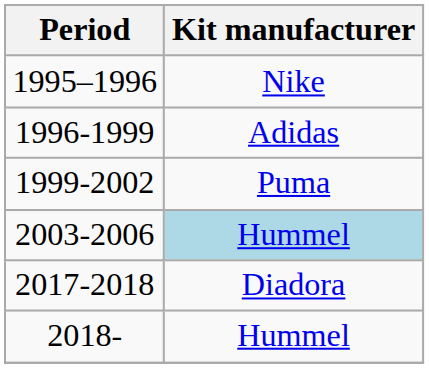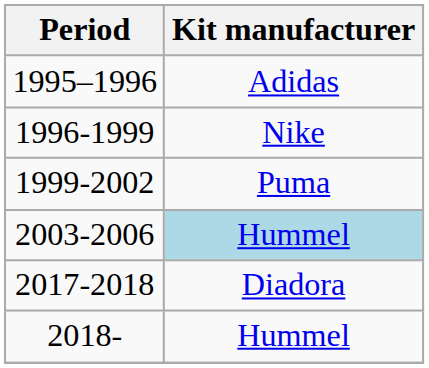(294, 81) Nike -> (294, 81) Adidas
(294, 132) Adidas -> (294, 132) Nike
